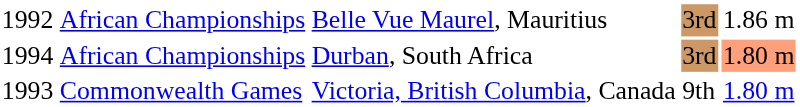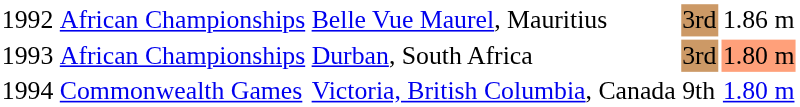(28, 55) 1994 -> (28, 55) 1993
(28, 90) 1993 -> (28, 90) 1994
